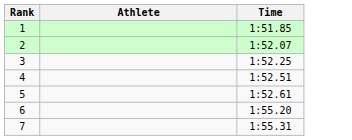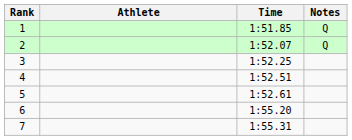+ column: (325, 13)
